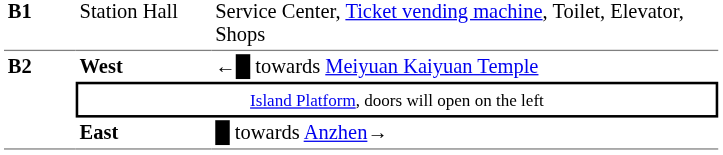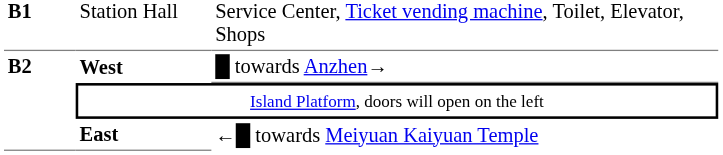(377, 66) ←█ towards Meiyuan Kaiyuan Temple -> (302, 66) █ towards Anzhen→
(302, 132) █ towards Anzhen→ -> (377, 134) ←█ towards Meiyuan Kaiyuan Temple
